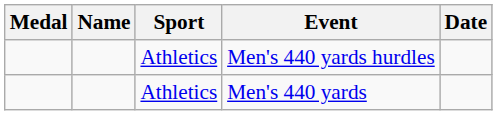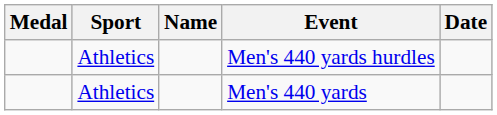columns swapped: (104, 22) <-> (179, 22)
